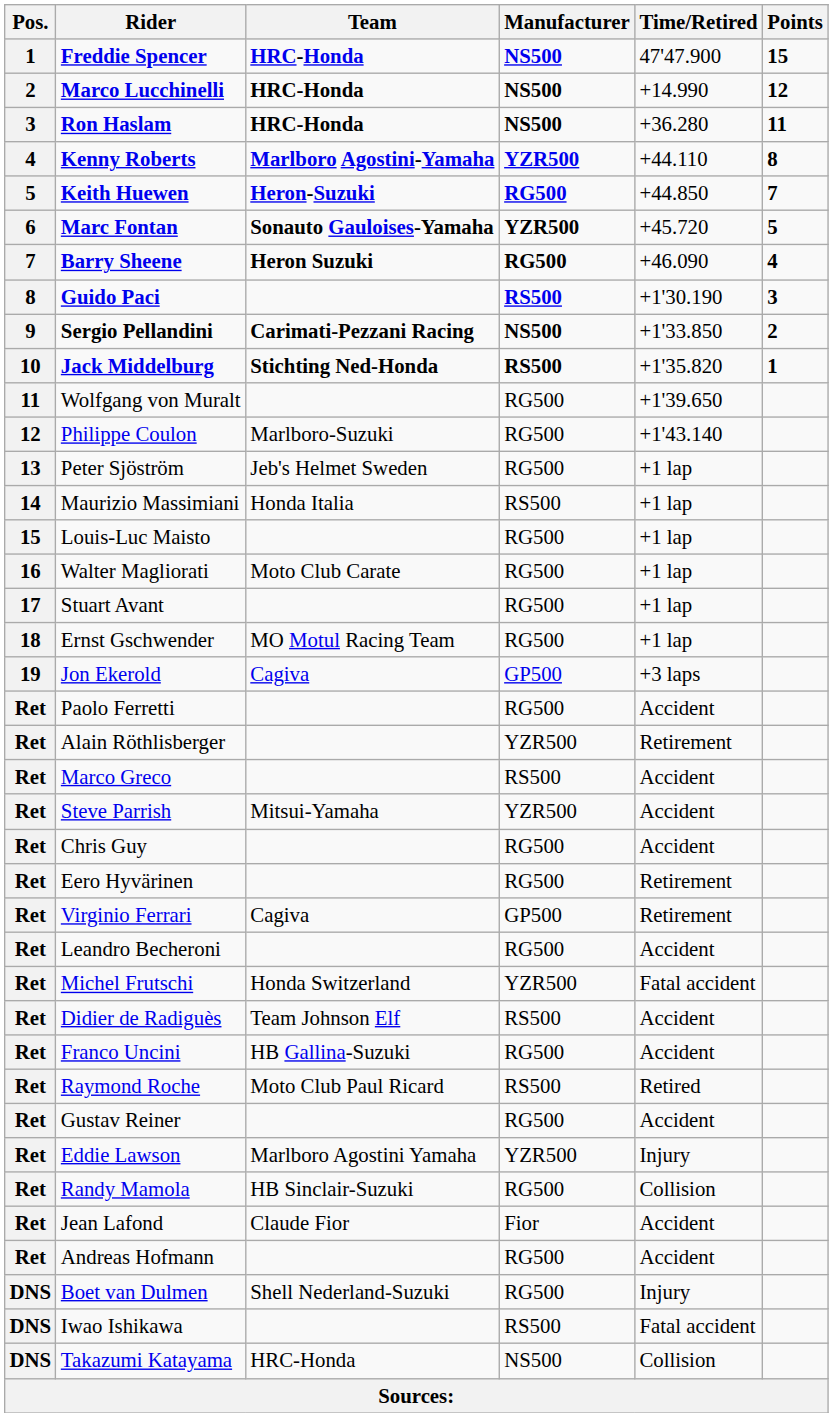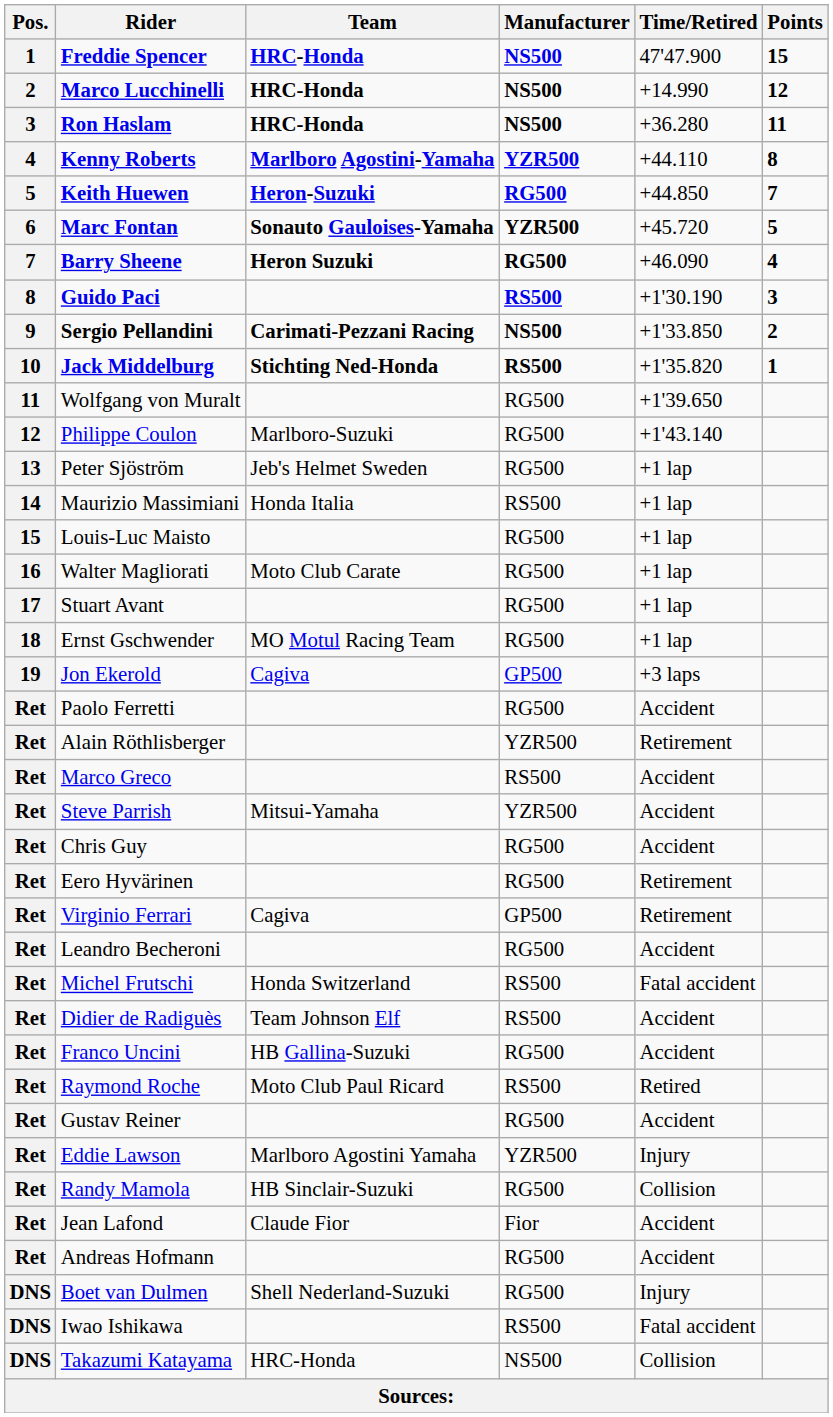(541, 983) YZR500 -> (532, 983) RS500
